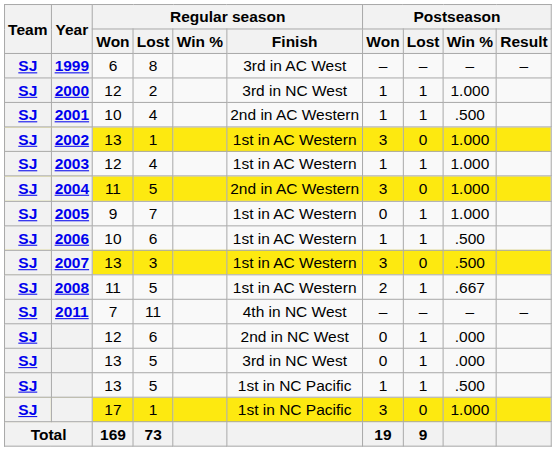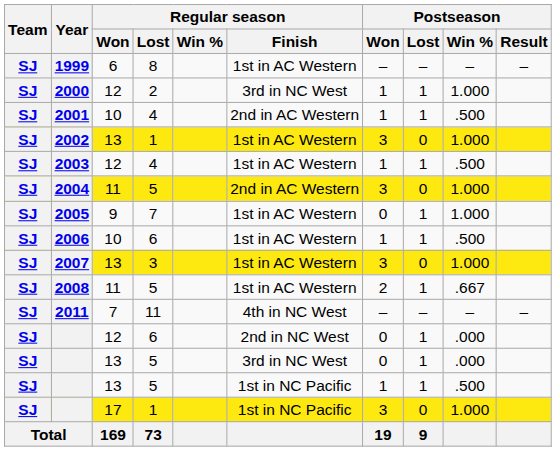(295, 66) 3rd in AC West -> (295, 66) 1st in AC Western
(470, 164) 1.000 -> (470, 164) .500
(470, 262) .500 -> (470, 262) 1.000
